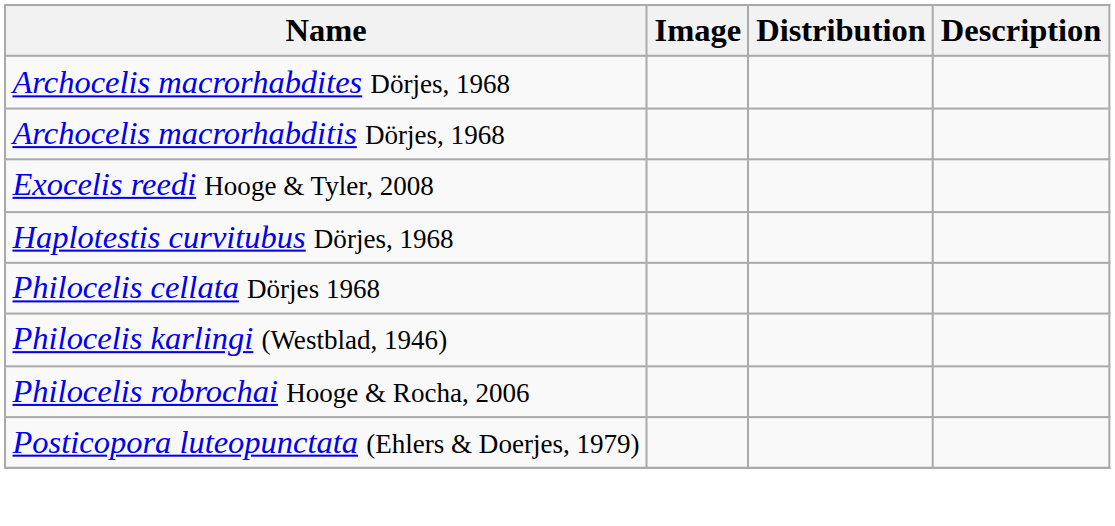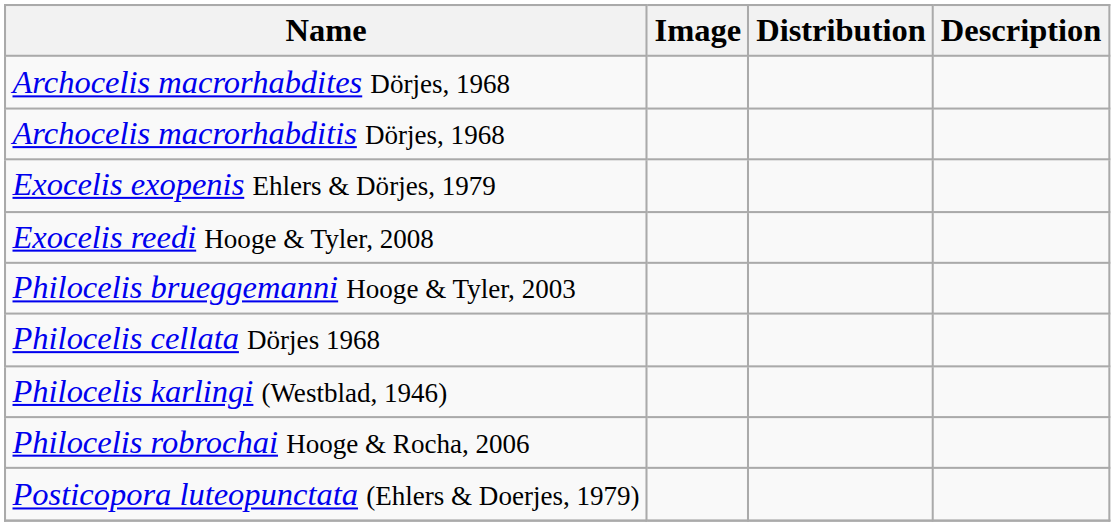+ row: (254, 184)
- row: (233, 236)
+ row: (294, 287)
